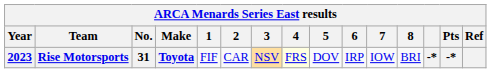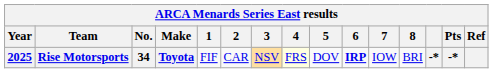(20, 57) 2023 -> (20, 57) 2025
(144, 57) 31 -> (144, 57) 34
(355, 57) normal -> (356, 57) bold
